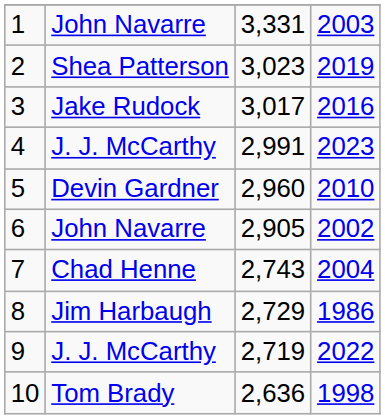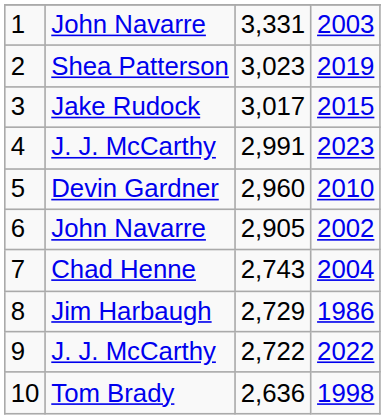(346, 106) 2016 -> (346, 106) 2015
(273, 351) 2,719 -> (273, 351) 2,722
